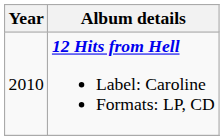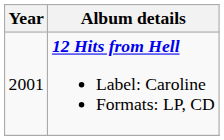(26, 83) 2010 -> (26, 83) 2001
